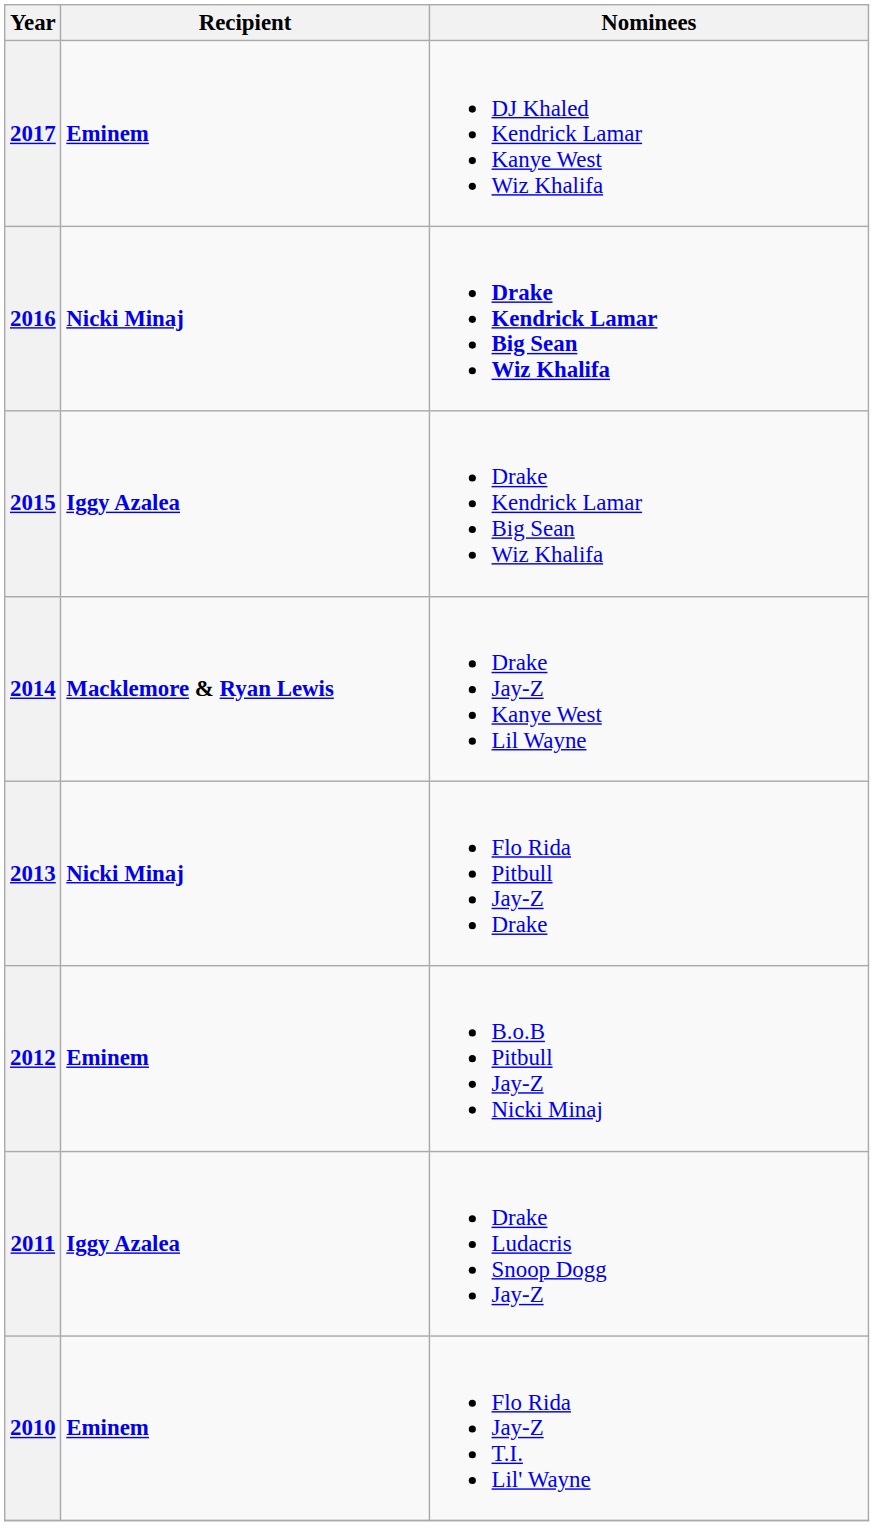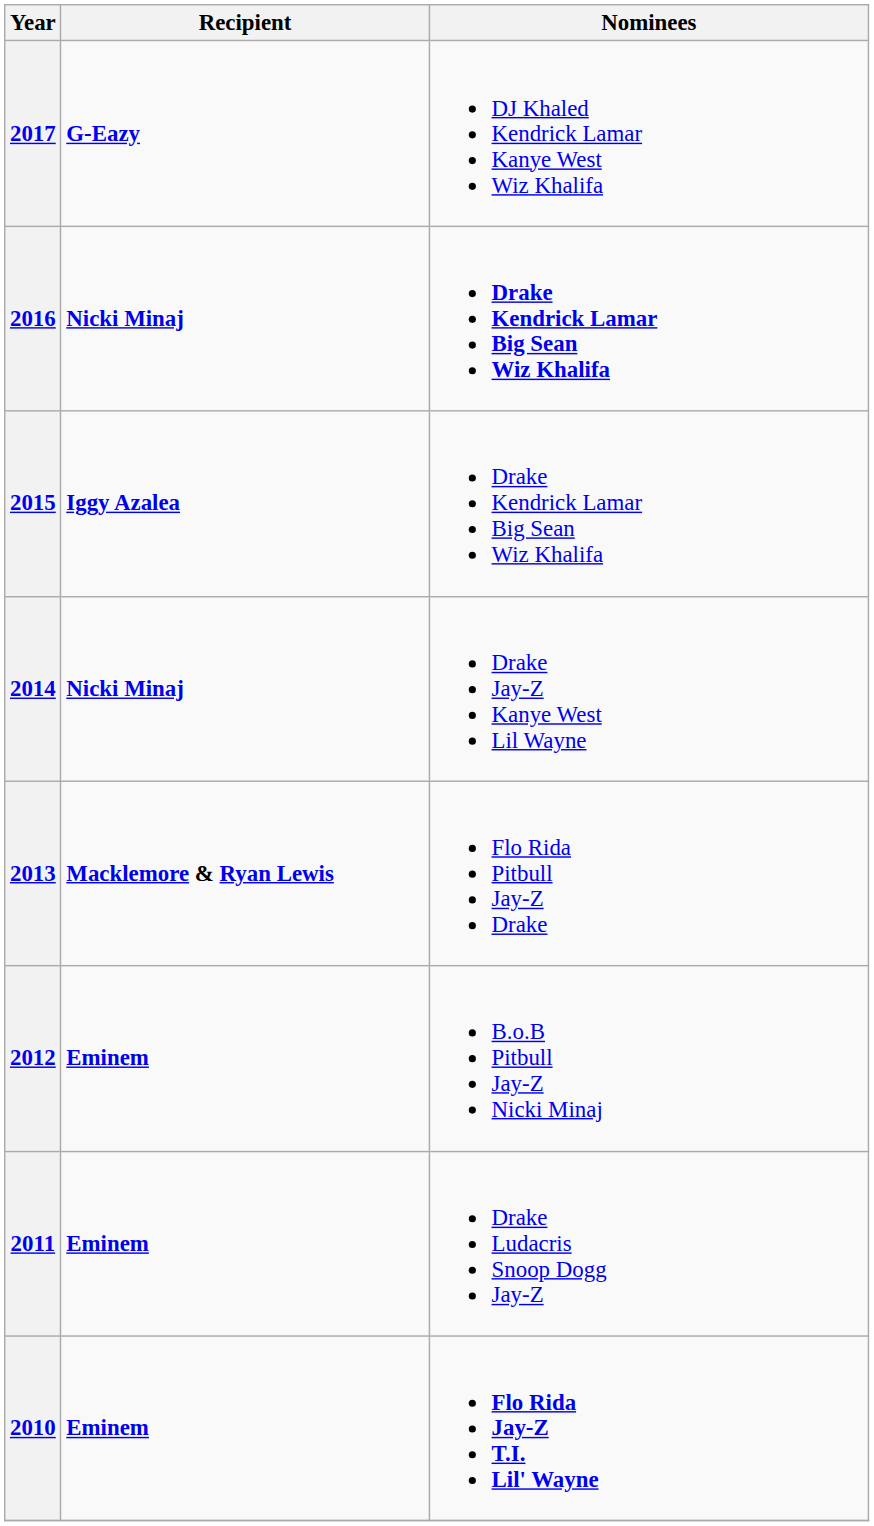(108, 133) Eminem -> (103, 133) G-Eazy
(200, 688) Macklemore & Ryan Lewis -> (125, 688) Nicki Minaj
(125, 873) Nicki Minaj -> (200, 873) Macklemore & Ryan Lewis
(123, 1243) Iggy Azalea -> (108, 1243) Eminem
(649, 1441) normal -> (649, 1441) bold
